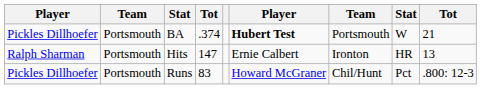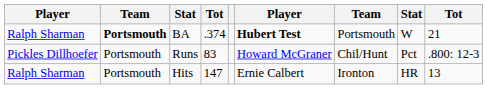(52, 34) Pickles Dillhoefer -> (46, 34) Ralph Sharman
(132, 34) normal -> (135, 34) bold
rows swapped: (180, 73) <-> (177, 53)
